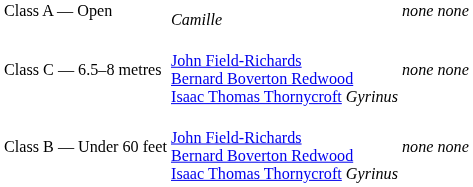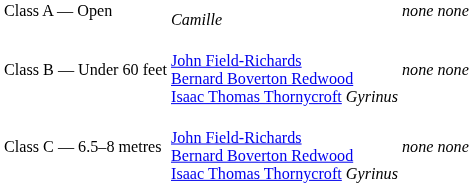rows swapped: (85, 146) <-> (83, 69)
